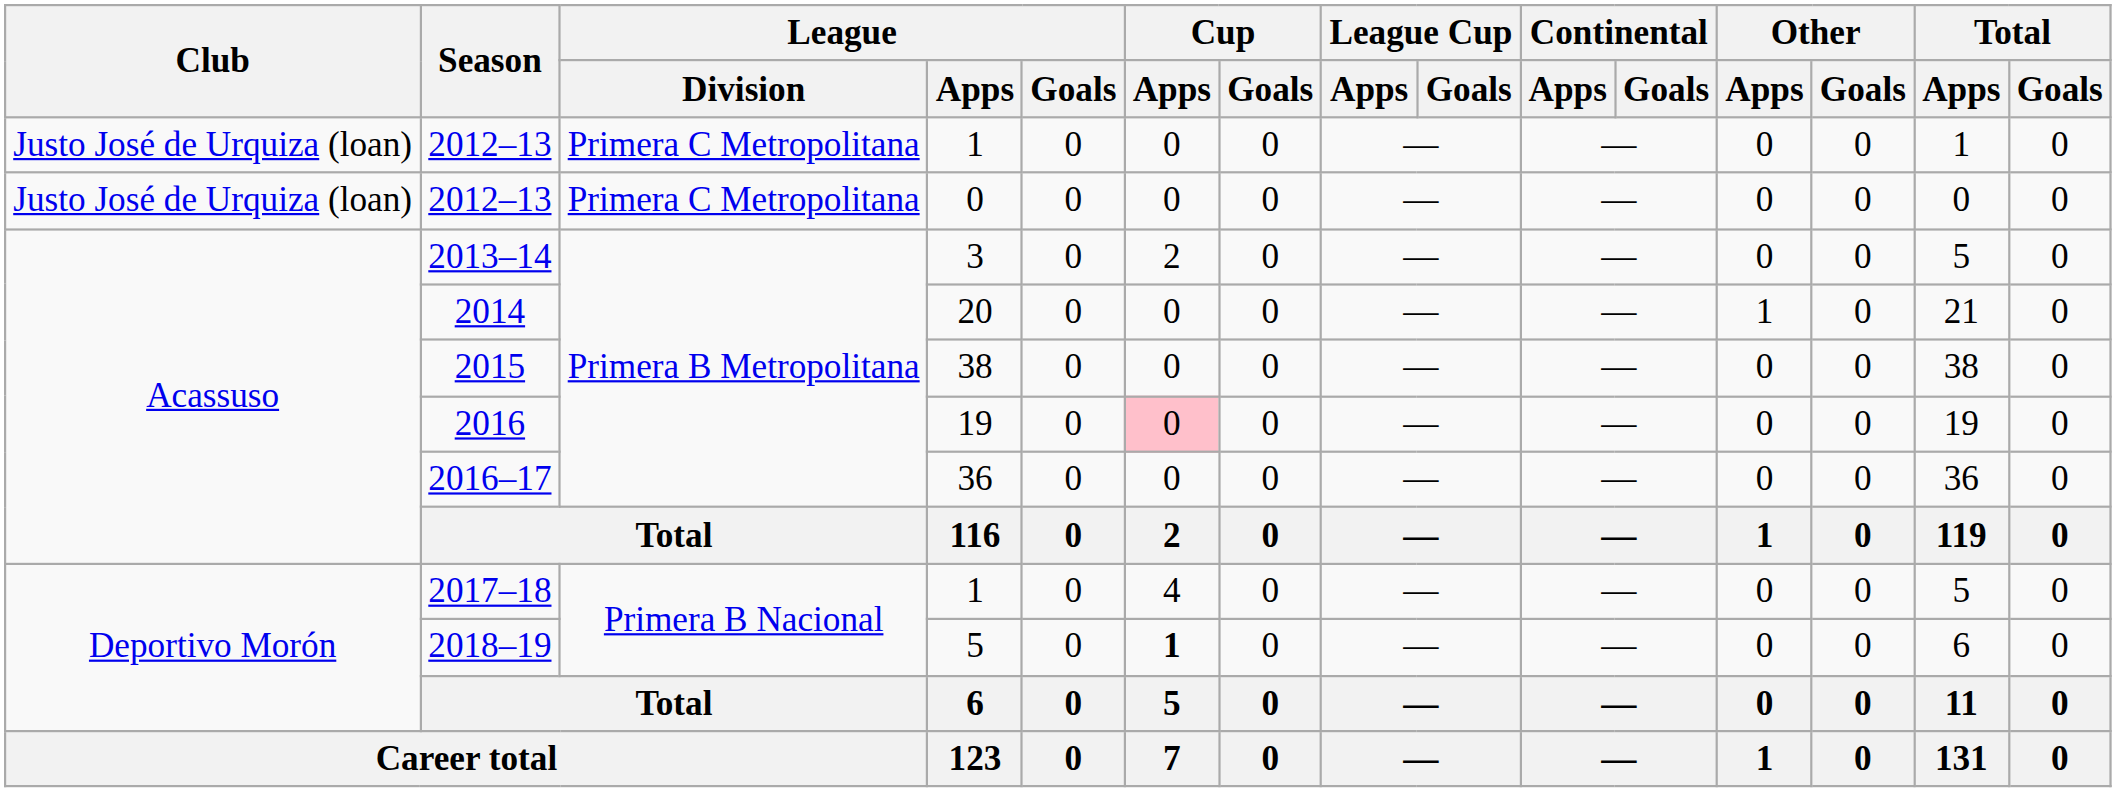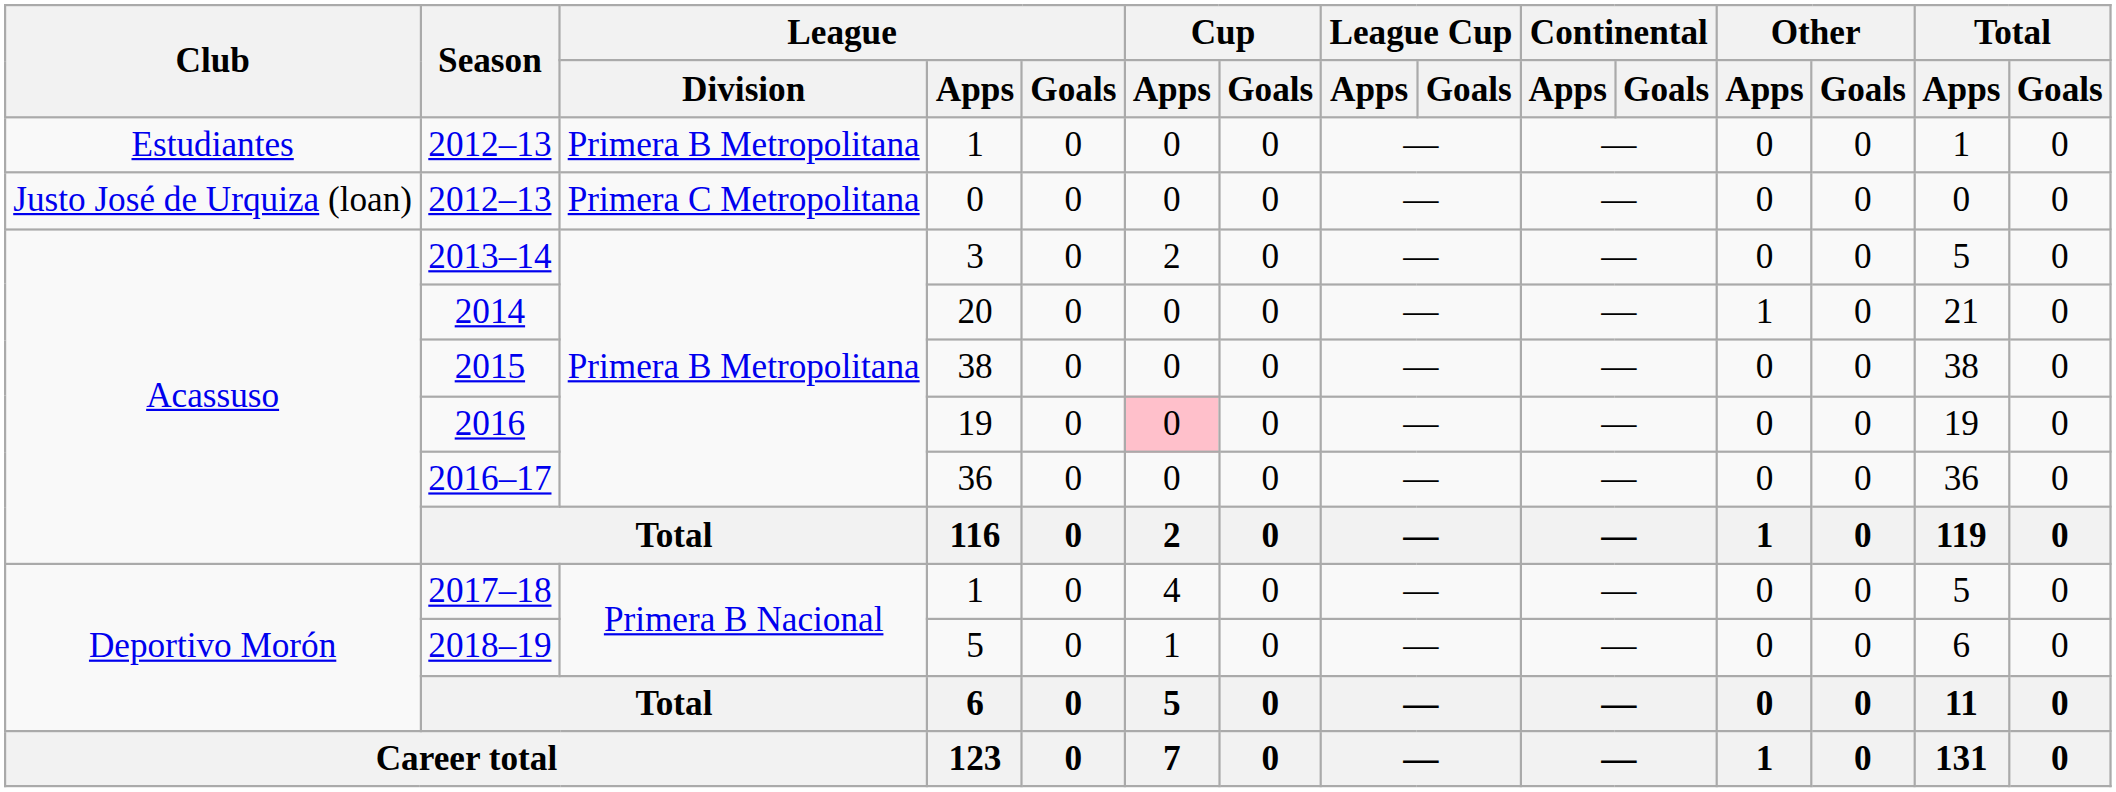(213, 144) Justo José de Urquiza (loan) -> (213, 144) Estudiantes
(744, 144) Primera C Metropolitana -> (744, 144) Primera B Metropolitana
(1172, 646) bold -> (1172, 646) normal
